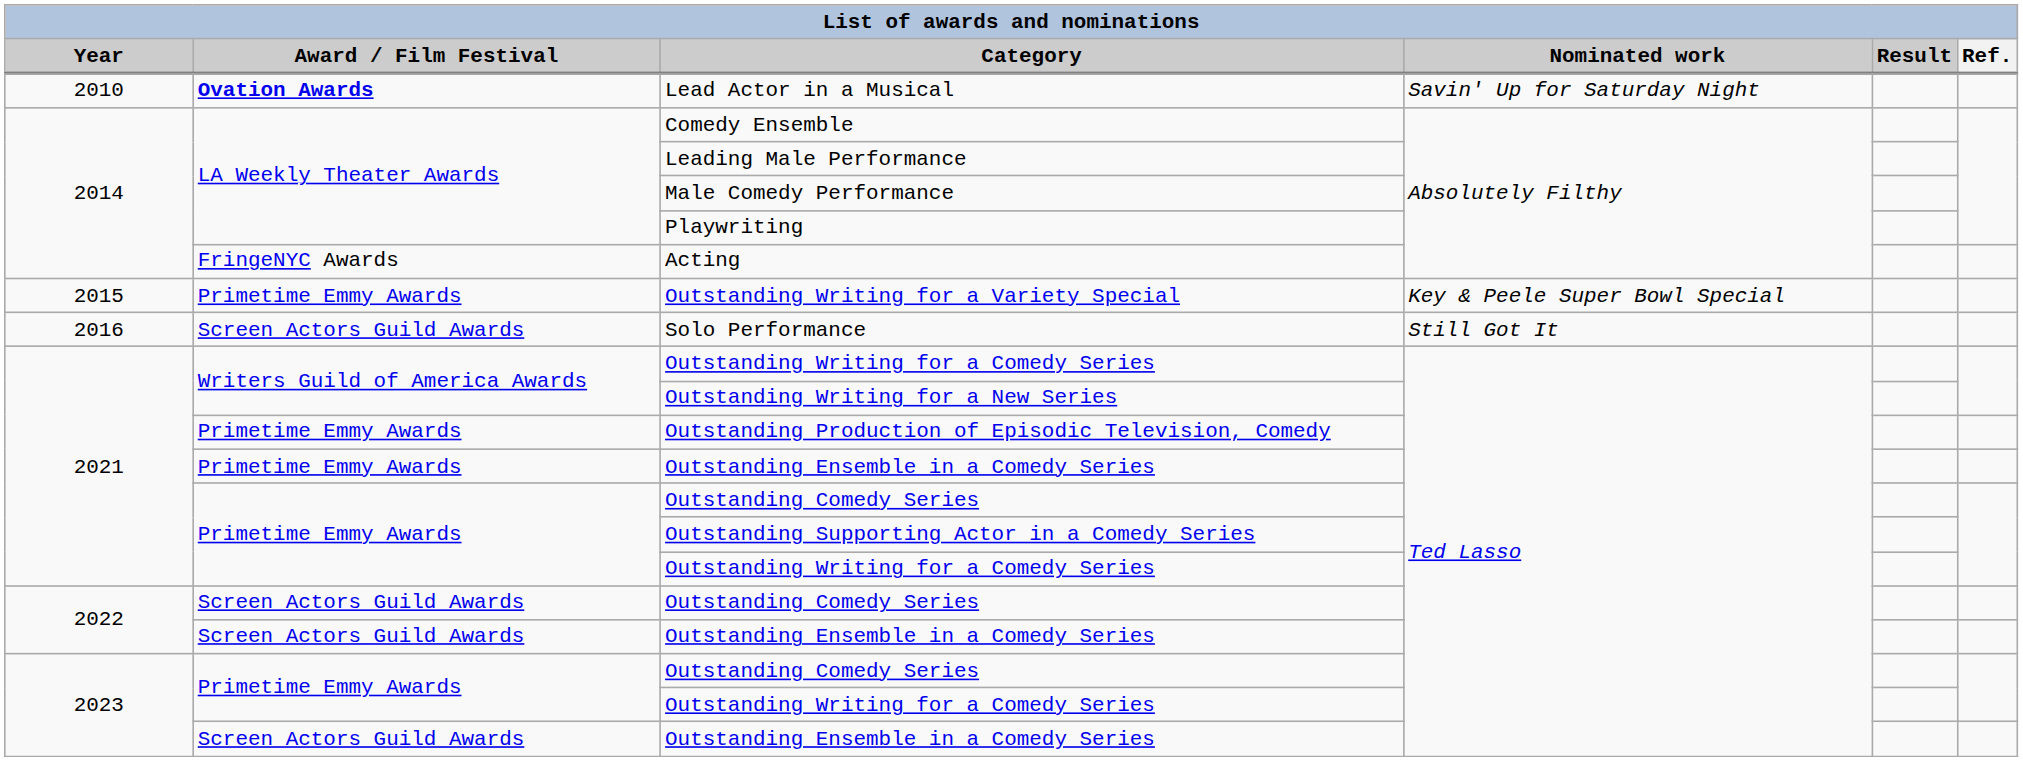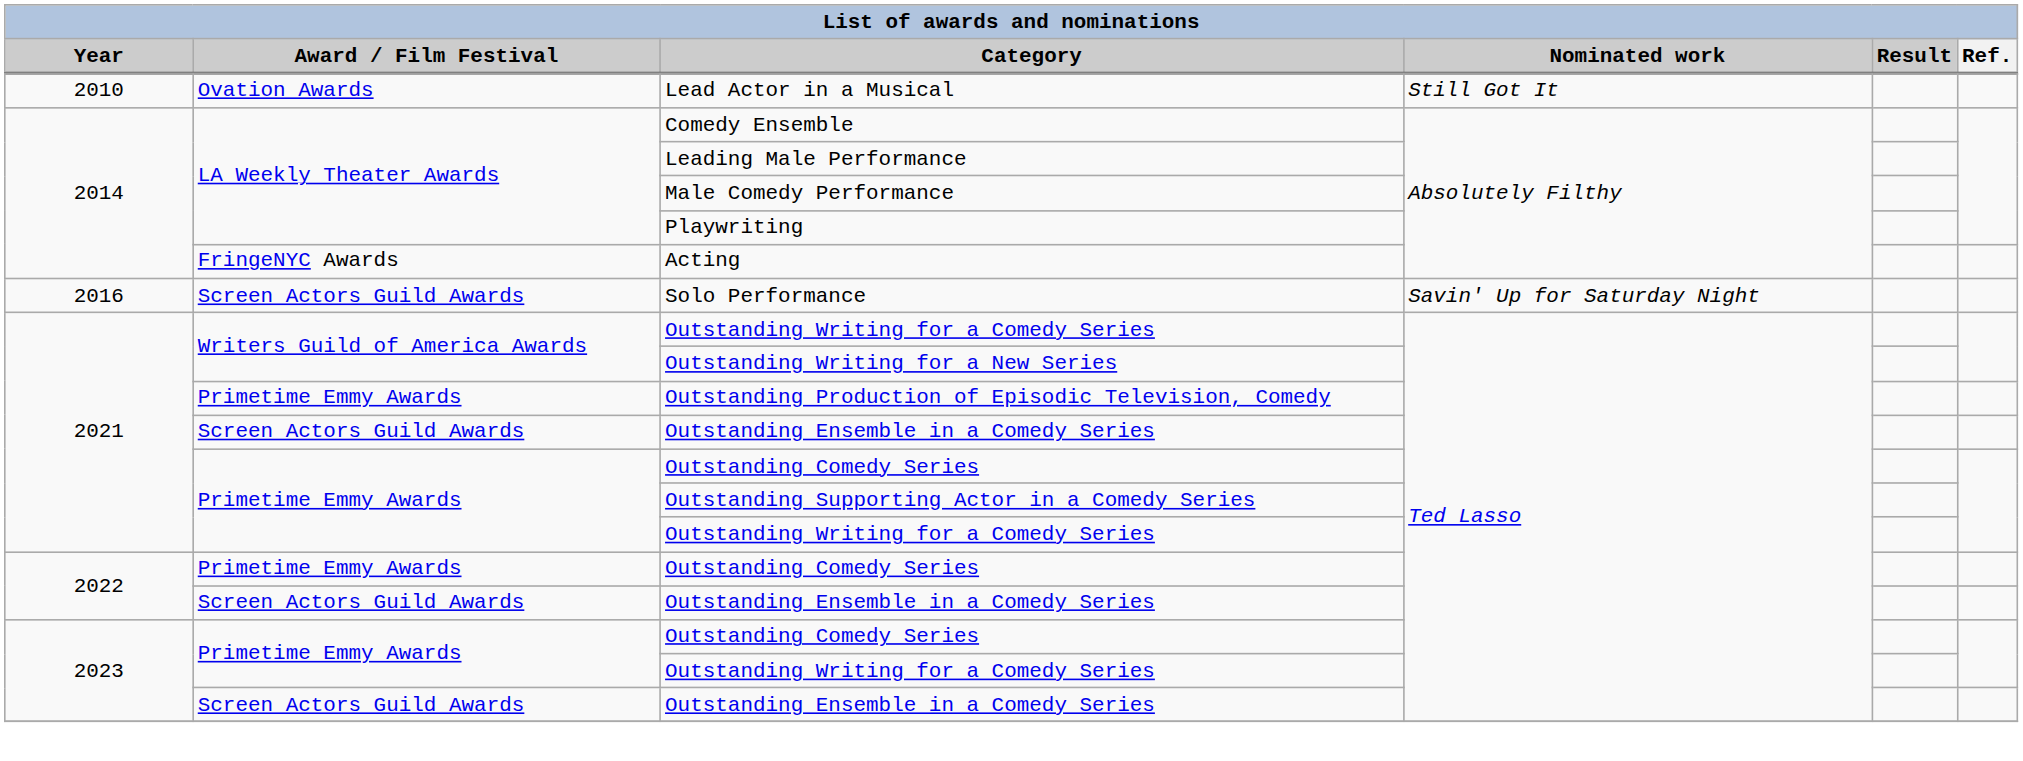(286, 91) bold -> (286, 91) normal
(1584, 91) Savin' Up for Saturday Night -> (1484, 91) Still Got It
- row: (99, 296)
(1484, 330) Still Got It -> (1584, 296) Savin' Up for Saturday Night
(330, 466) Primetime Emmy Awards -> (361, 432) Screen Actors Guild Awards
(361, 603) Screen Actors Guild Awards -> (330, 568) Primetime Emmy Awards
